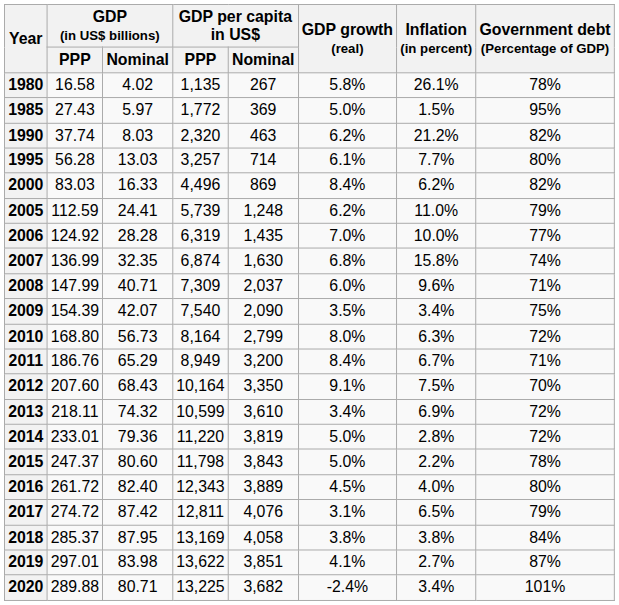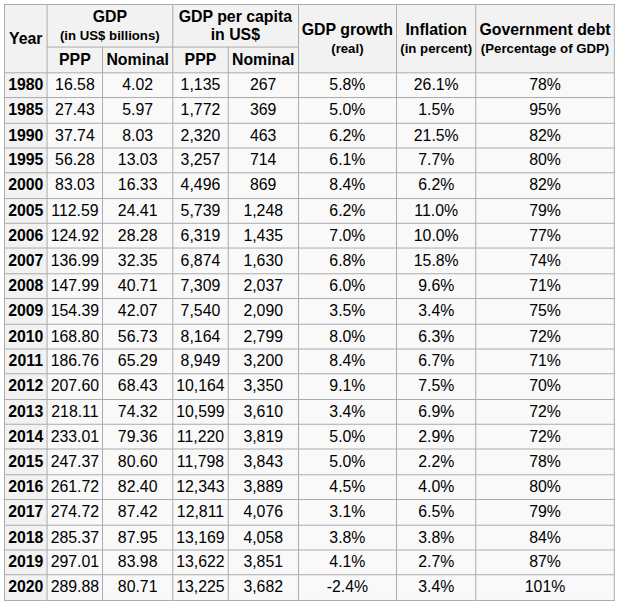(436, 135) 21.2% -> (436, 135) 21.5%
(436, 436) 2.8% -> (436, 436) 2.9%
